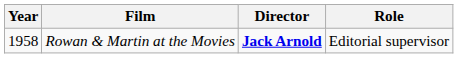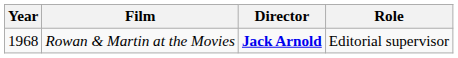(23, 40) 1958 -> (23, 40) 1968
